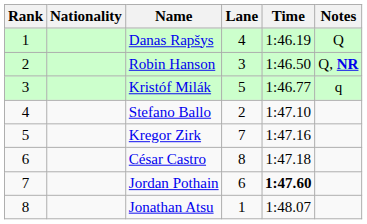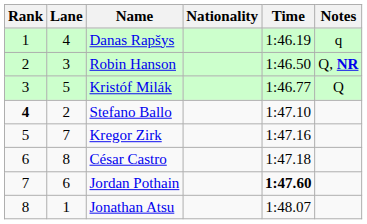columns swapped: (242, 16) <-> (86, 16)
(338, 40) Q -> (338, 40) q
(338, 87) q -> (338, 87) Q
(25, 111) normal -> (25, 111) bold
